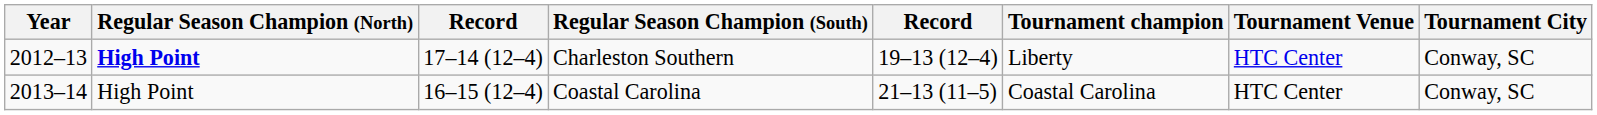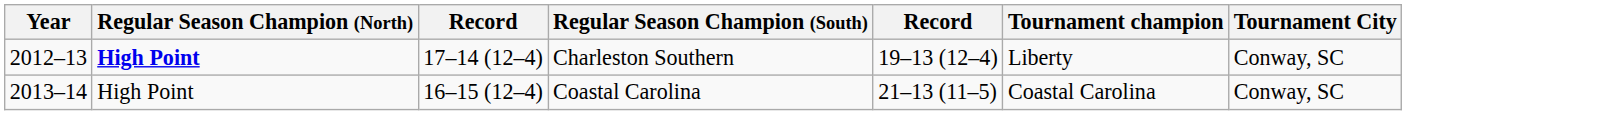- column: (1324, 22)
